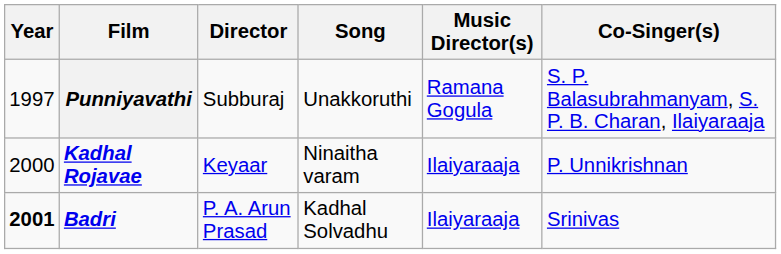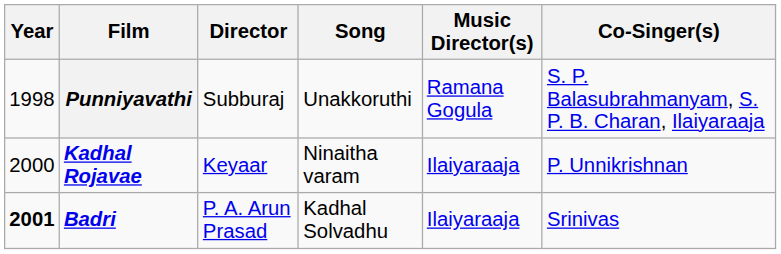(32, 98) 1997 -> (32, 98) 1998
